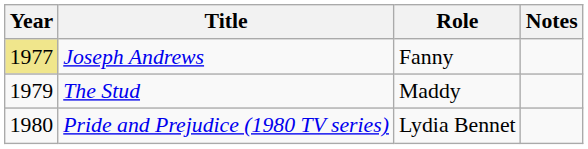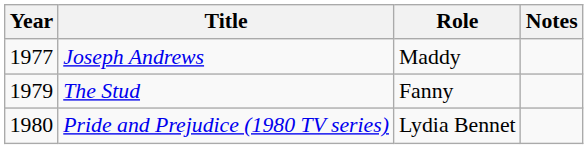(31, 56) khaki background -> (31, 56) no background
(426, 56) Fanny -> (430, 56) Maddy
(430, 90) Maddy -> (426, 90) Fanny
